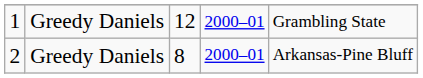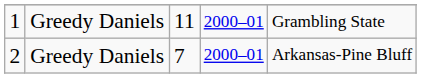(185, 21) 12 -> (184, 21) 11
(179, 55) 8 -> (179, 55) 7
